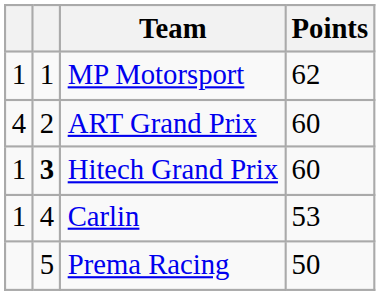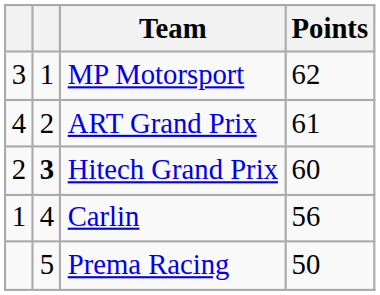(19, 75) 1 -> (19, 75) 3
(306, 122) 60 -> (306, 122) 61
(19, 169) 1 -> (19, 169) 2
(306, 217) 53 -> (306, 217) 56
